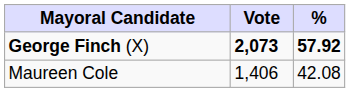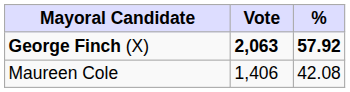(256, 45) 2,073 -> (256, 45) 2,063
